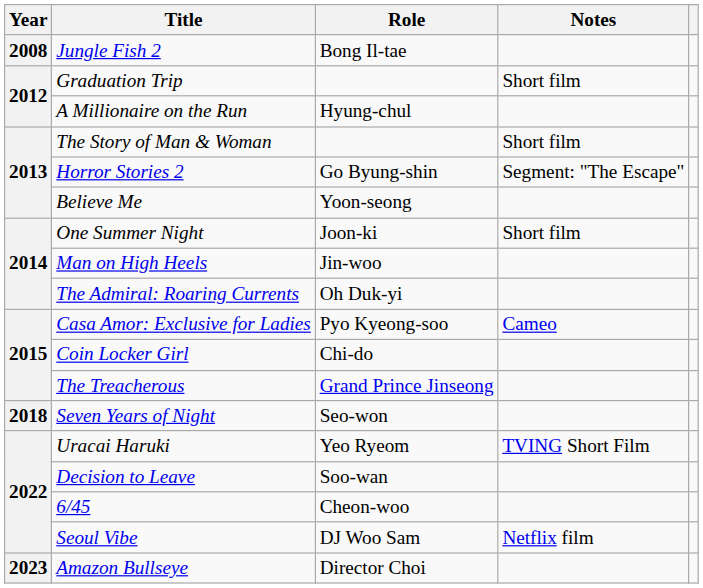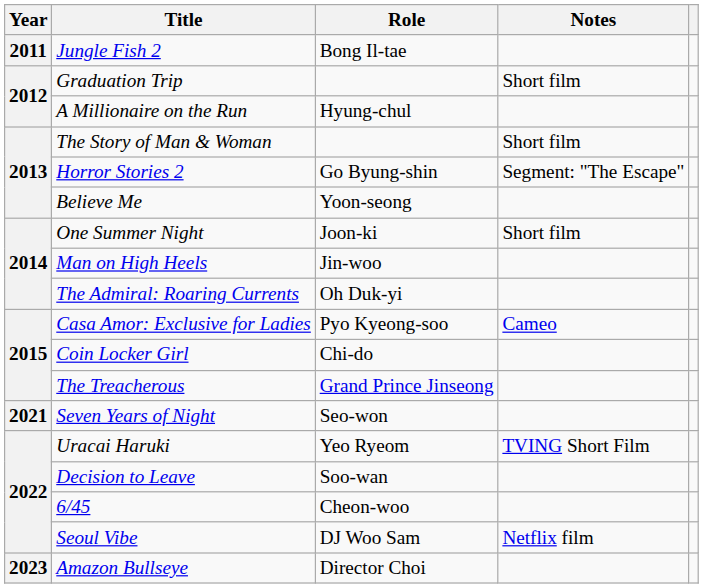(28, 50) 2008 -> (28, 50) 2011
(28, 415) 2018 -> (28, 415) 2021
